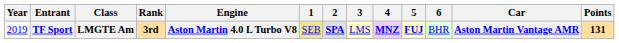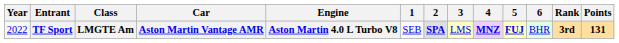columns swapped: (517, 12) <-> (151, 12)
(17, 29) 2019 -> (17, 29) 2022
(311, 29) khaki background -> (412, 29) no background
